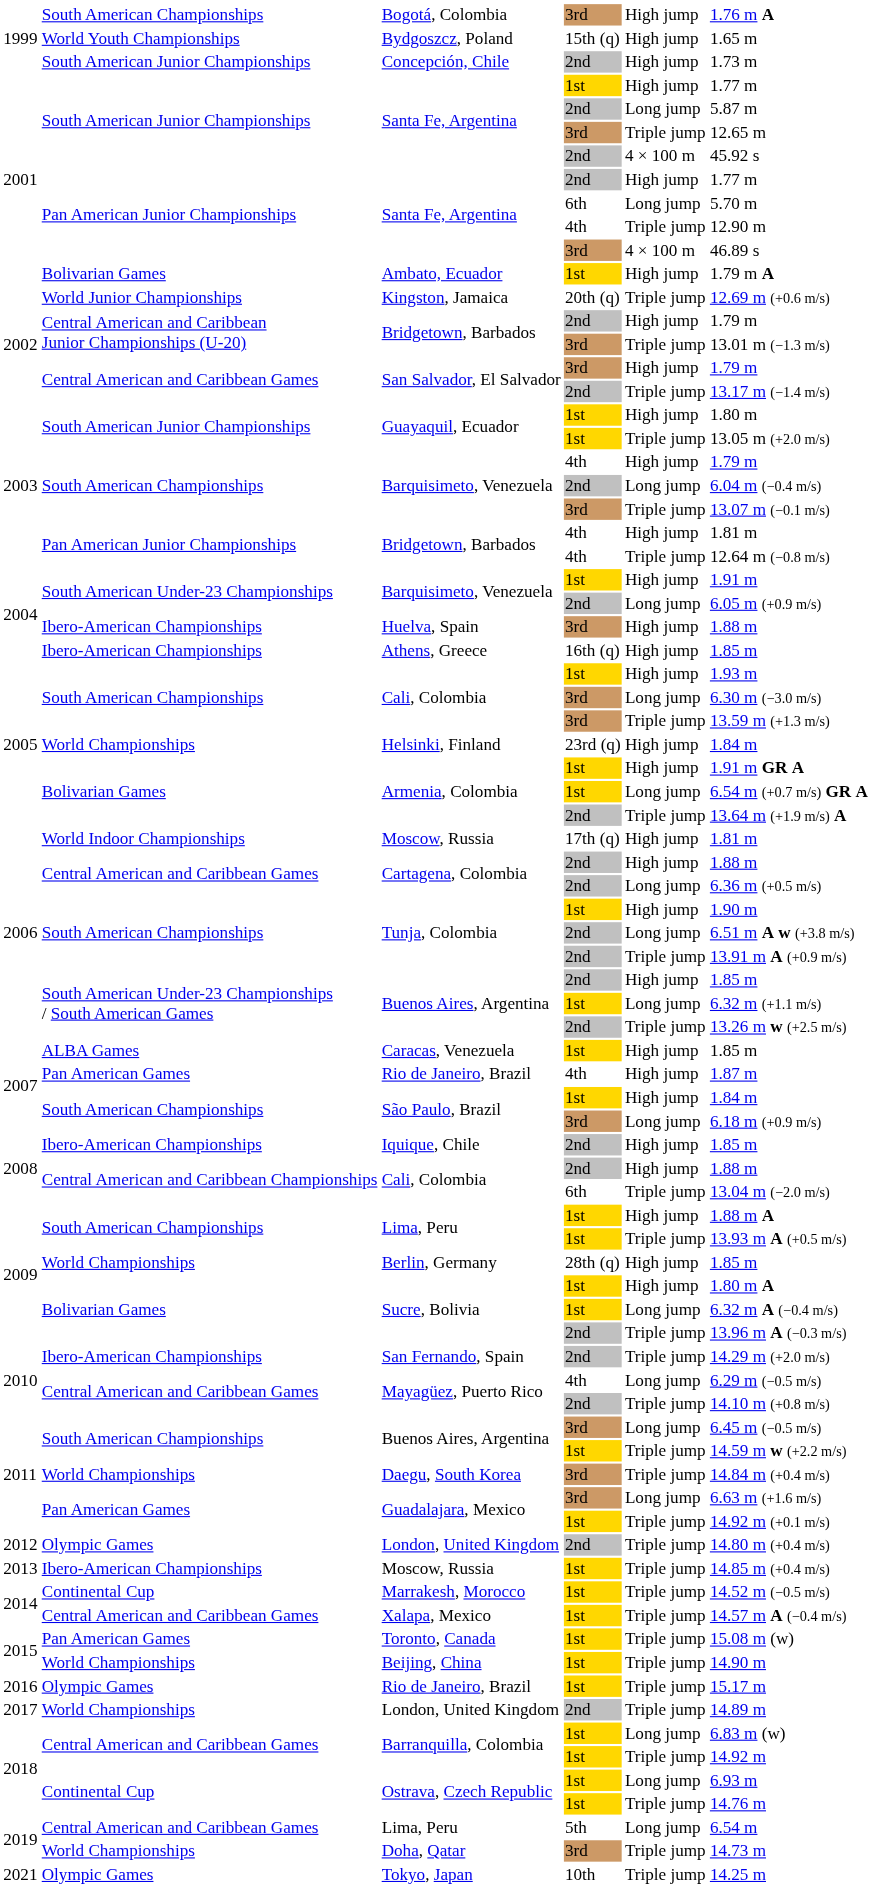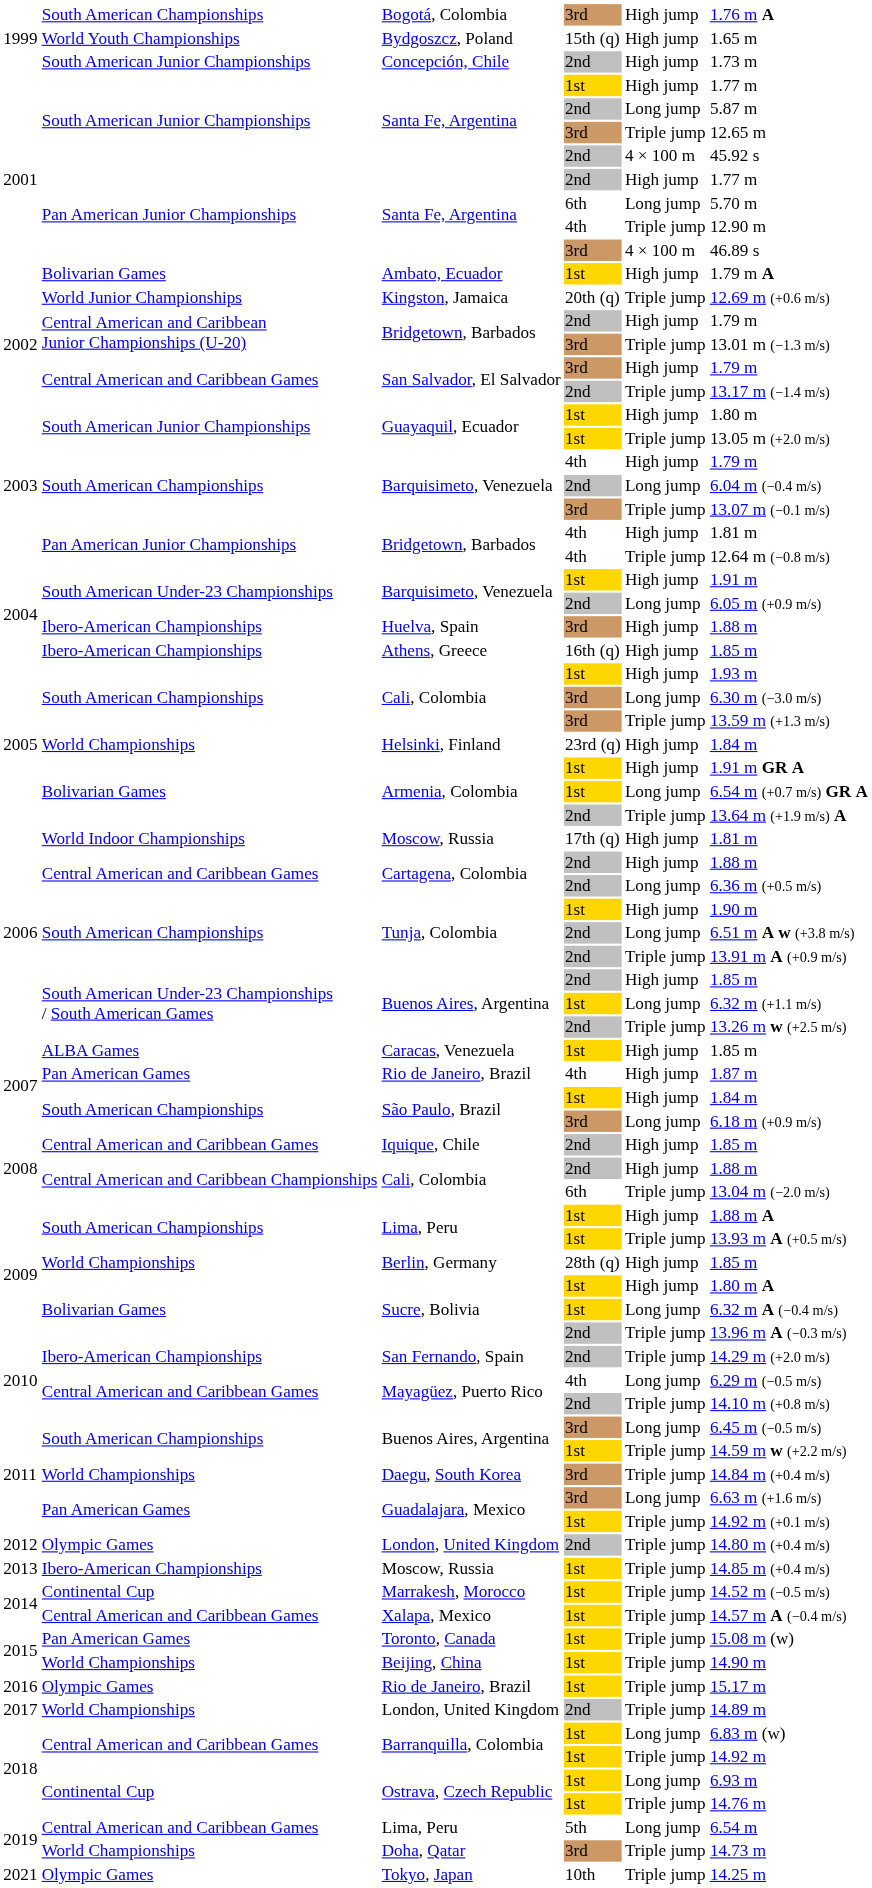(152, 1144) Ibero-American Championships -> (180, 1144) Central American and Caribbean Games
